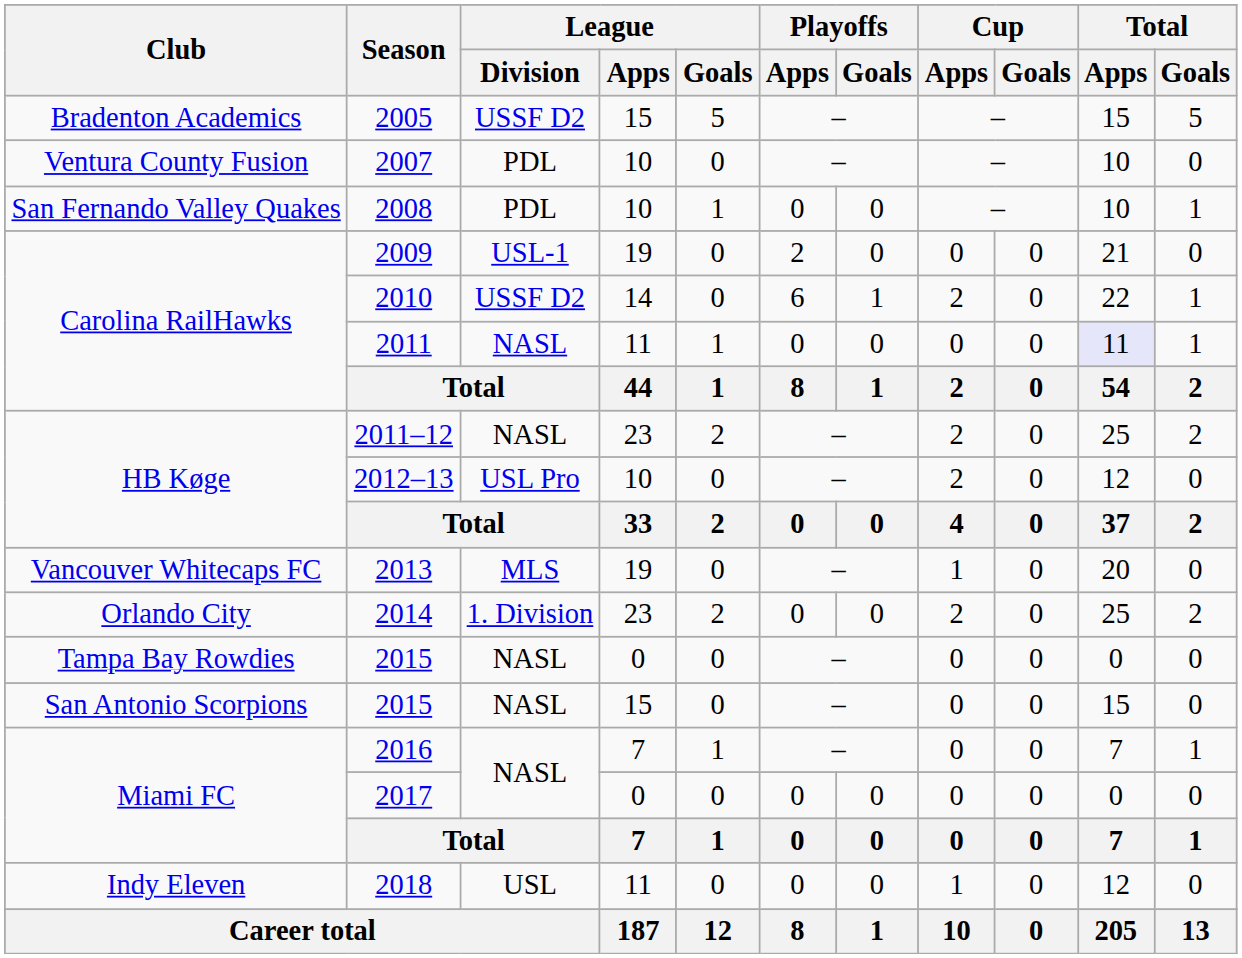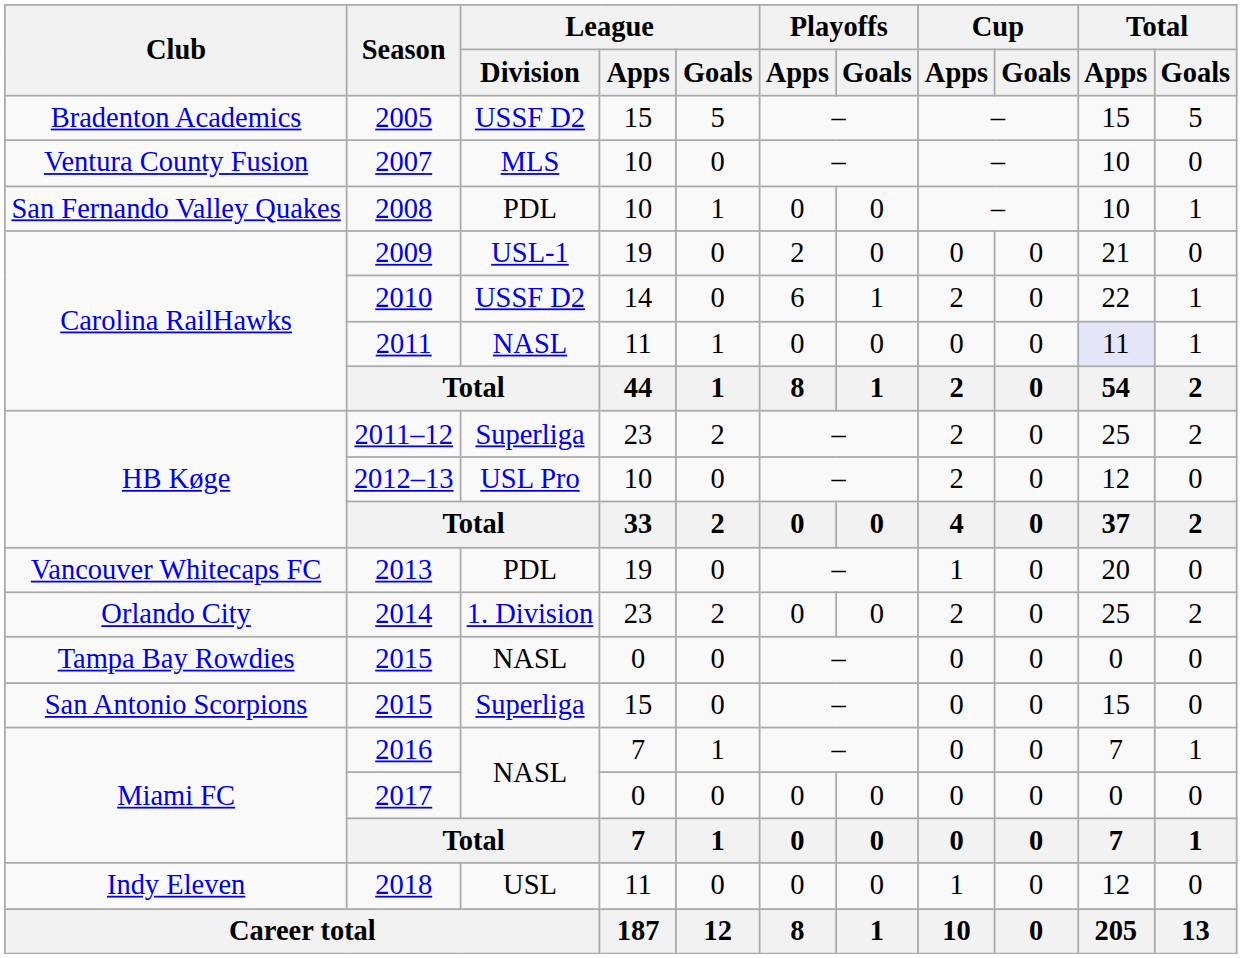(530, 162) PDL -> (530, 162) MLS
(530, 433) NASL -> (530, 433) Superliga
(530, 569) MLS -> (530, 569) PDL
(530, 704) NASL -> (530, 704) Superliga
